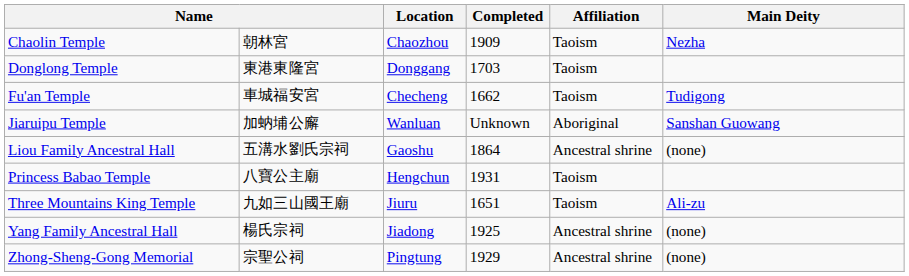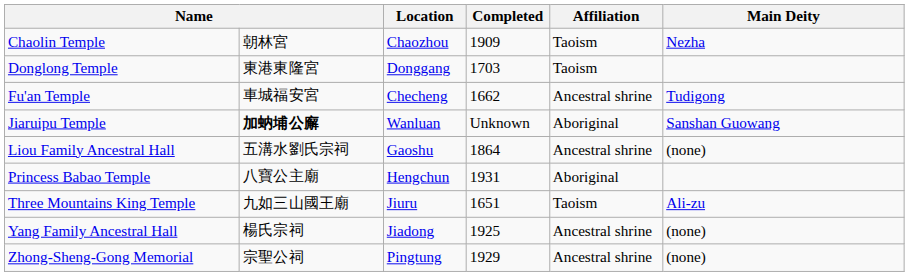(575, 95) Taoism -> (602, 95) Ancestral shrine
(281, 122) normal -> (281, 122) bold
(575, 176) Taoism -> (586, 176) Aboriginal
